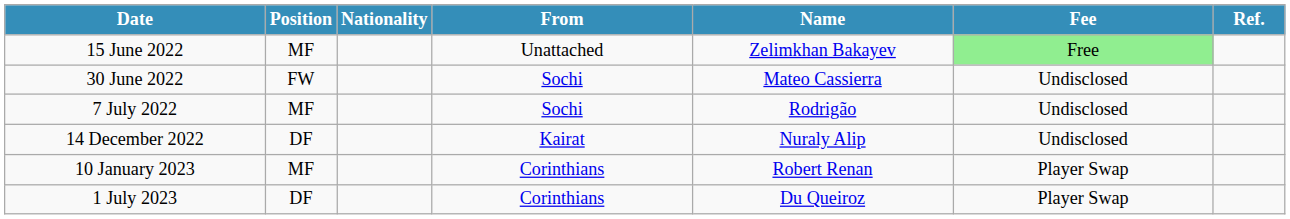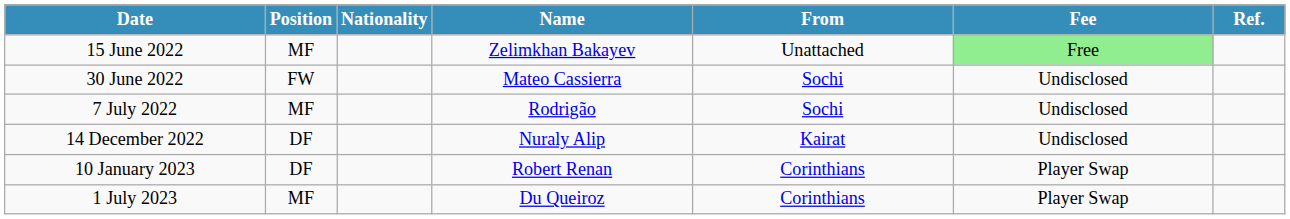columns swapped: (823, 19) <-> (562, 19)
(301, 169) MF -> (301, 169) DF
(301, 199) DF -> (301, 199) MF
